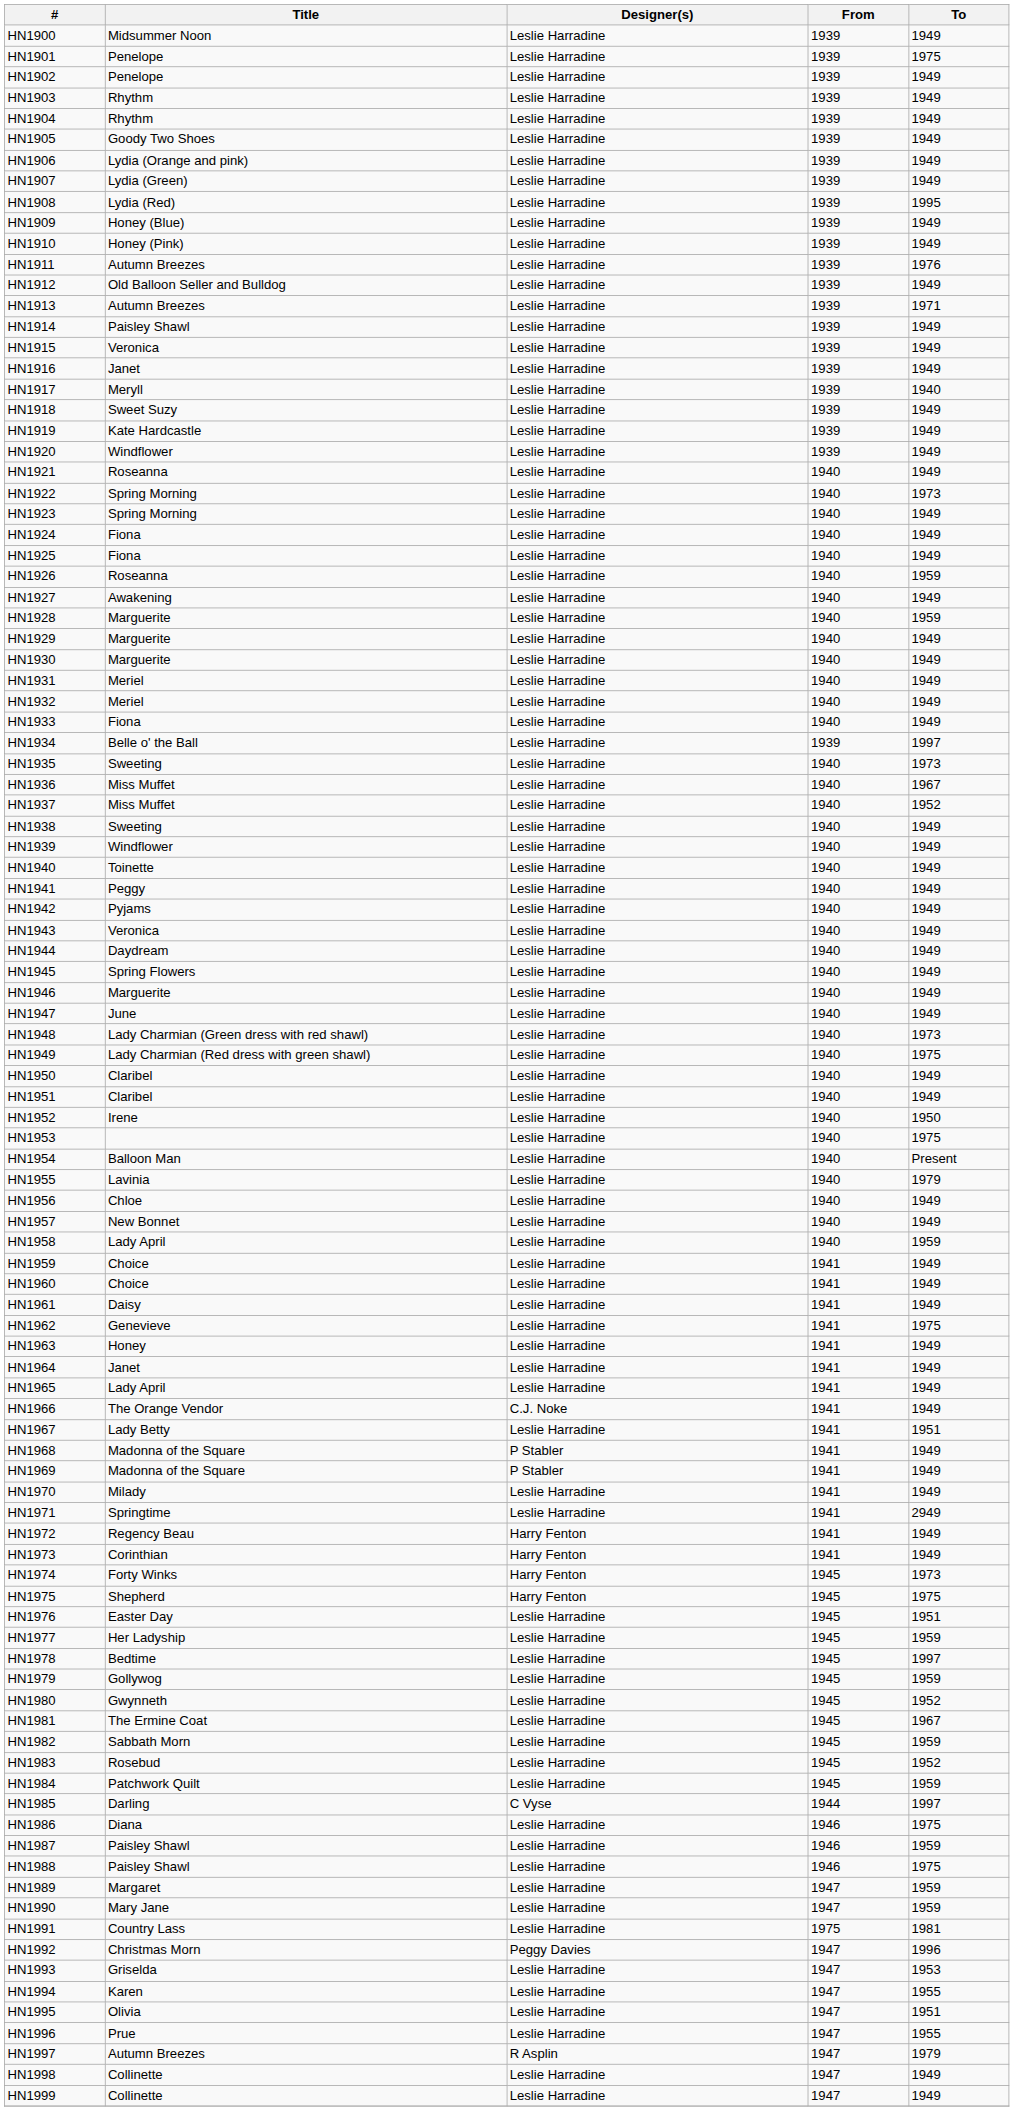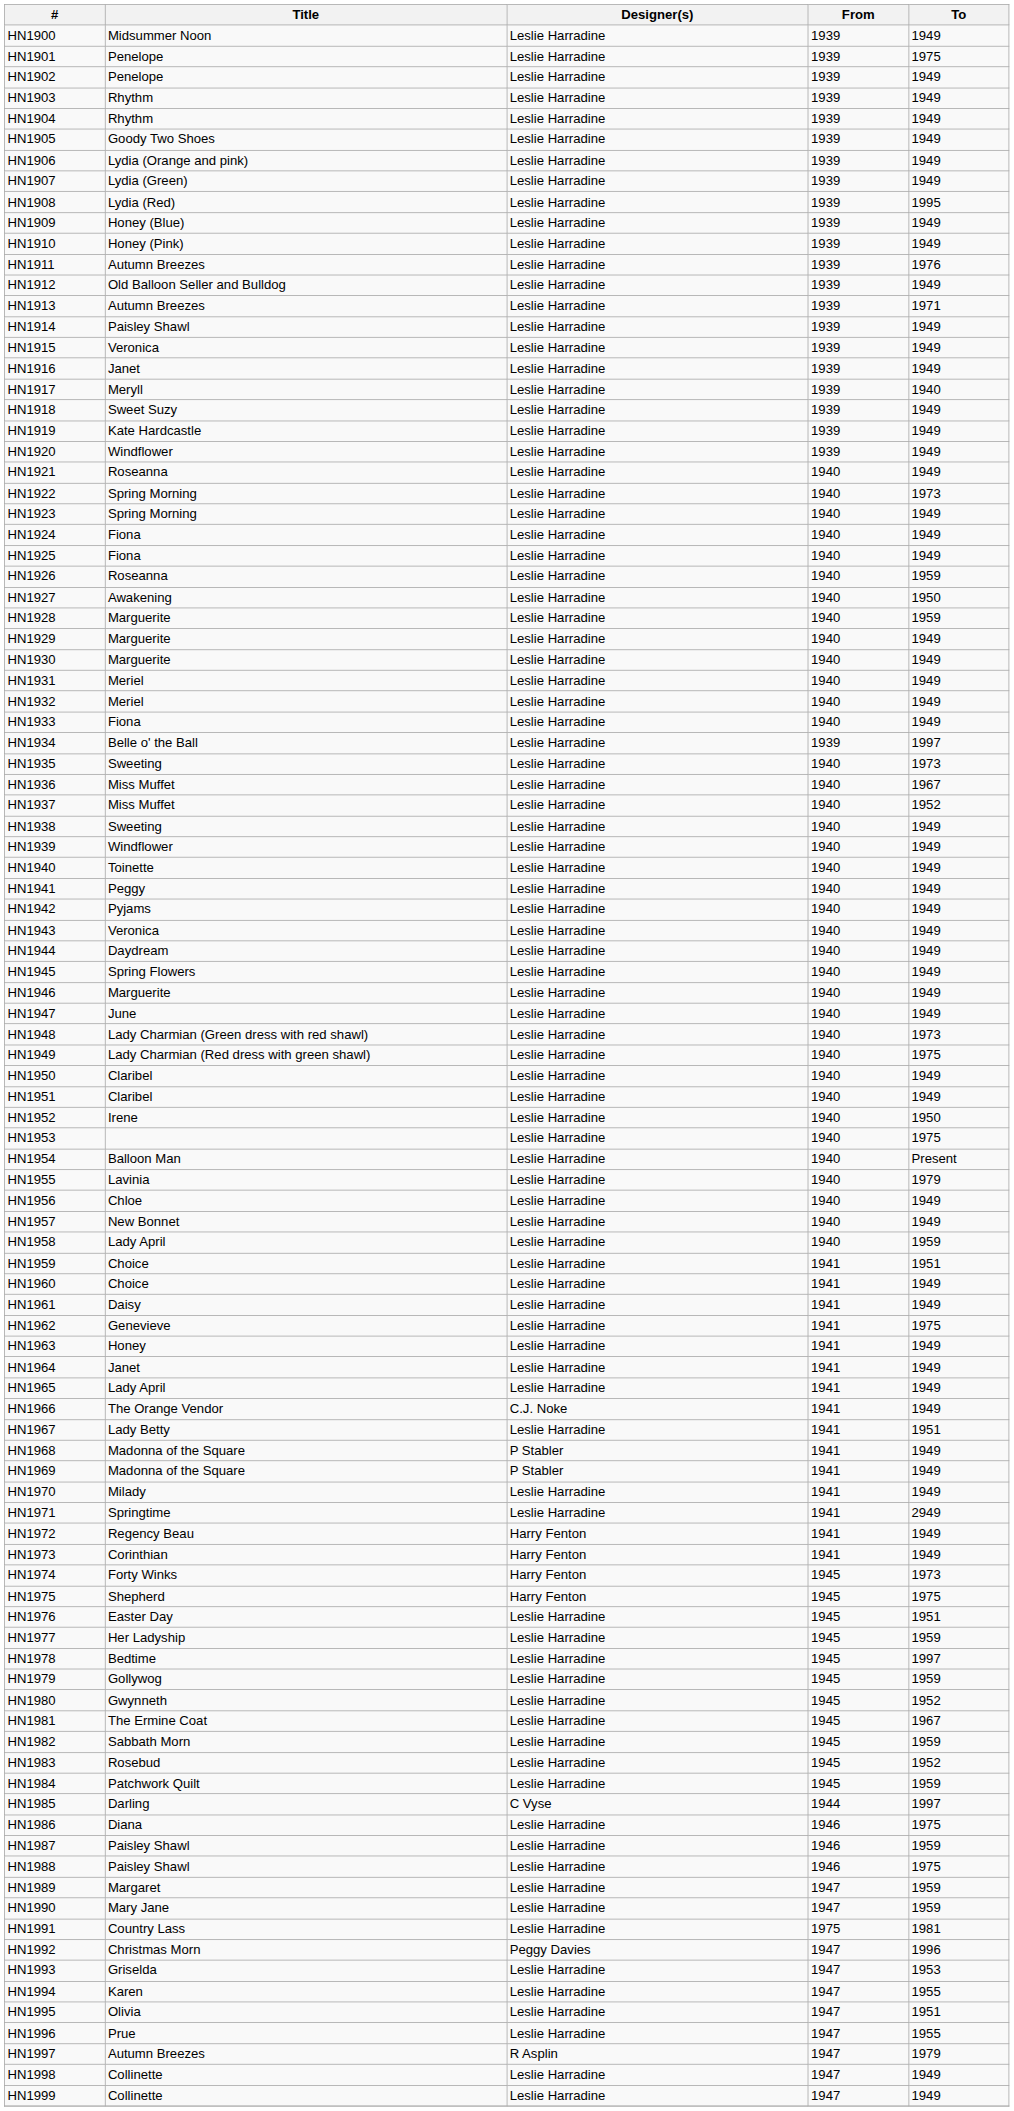(926, 597) 1949 -> (926, 597) 1950
(926, 1263) 1949 -> (926, 1263) 1951
